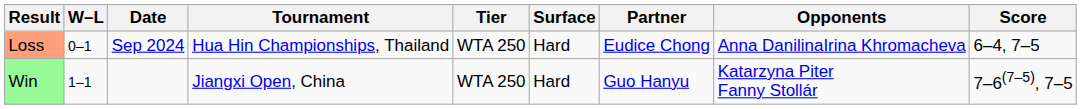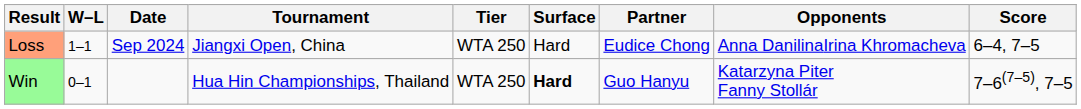(80, 45) 0–1 -> (80, 45) 1–1
(321, 44) Hua Hin Championships, Thailand -> (269, 44) Jiangxi Open, China
(80, 82) 1–1 -> (80, 82) 0–1
(269, 81) Jiangxi Open, China -> (321, 81) Hua Hin Championships, Thailand
(552, 81) normal -> (553, 81) bold
